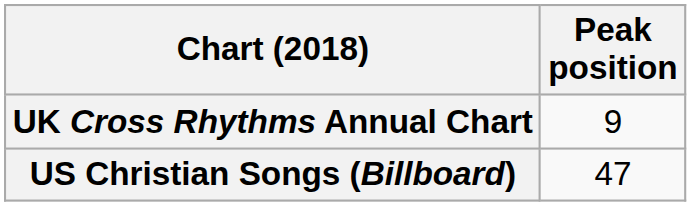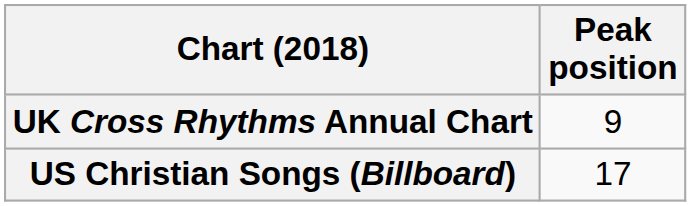(613, 173) 47 -> (613, 173) 17
